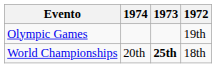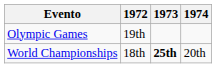columns swapped: (196, 14) <-> (135, 14)
